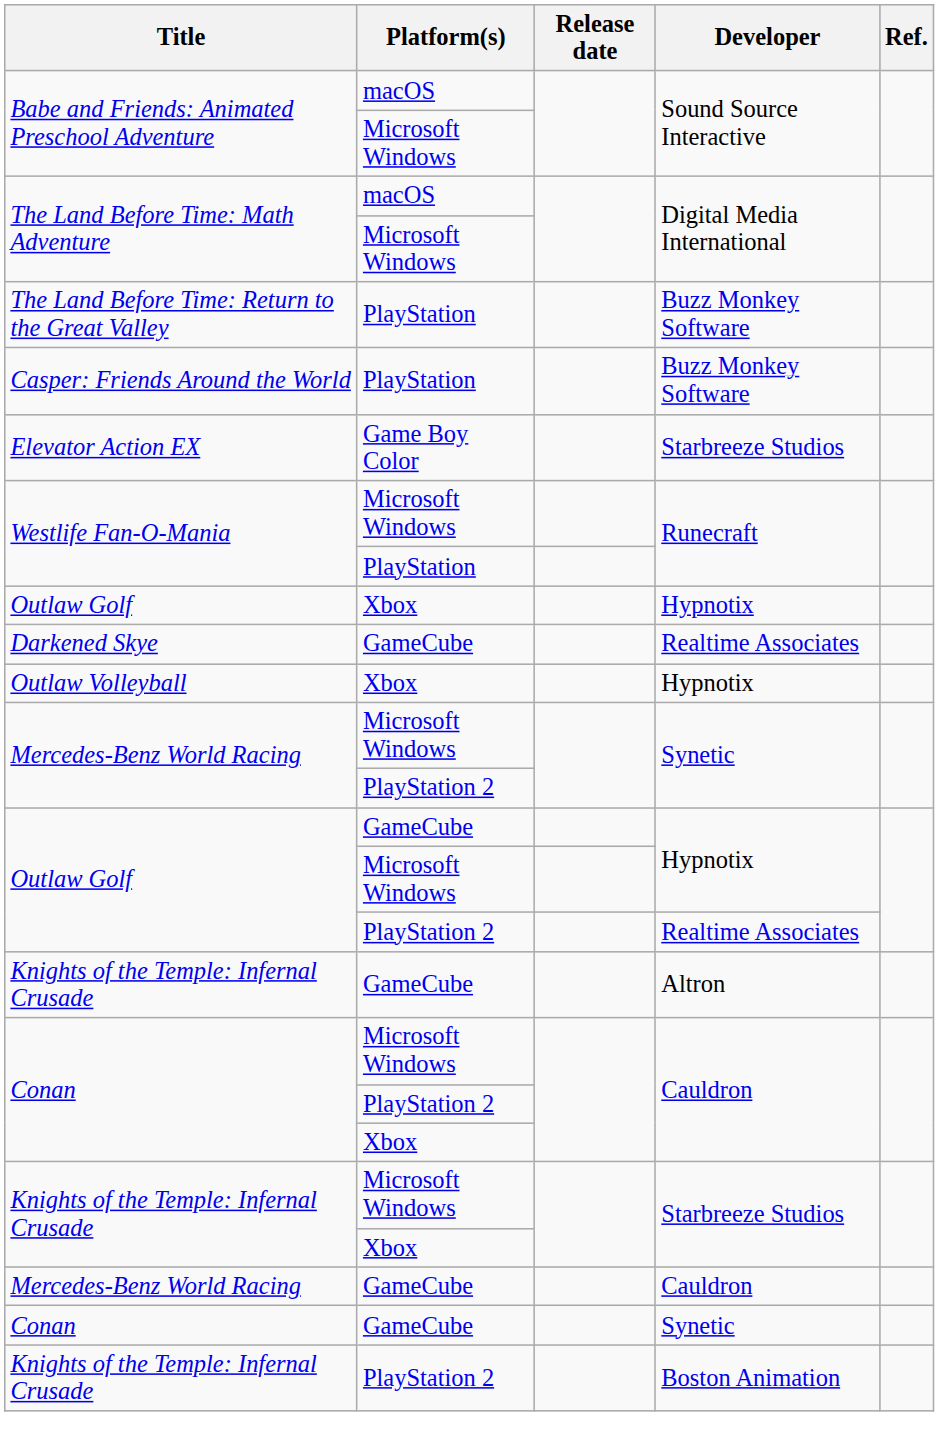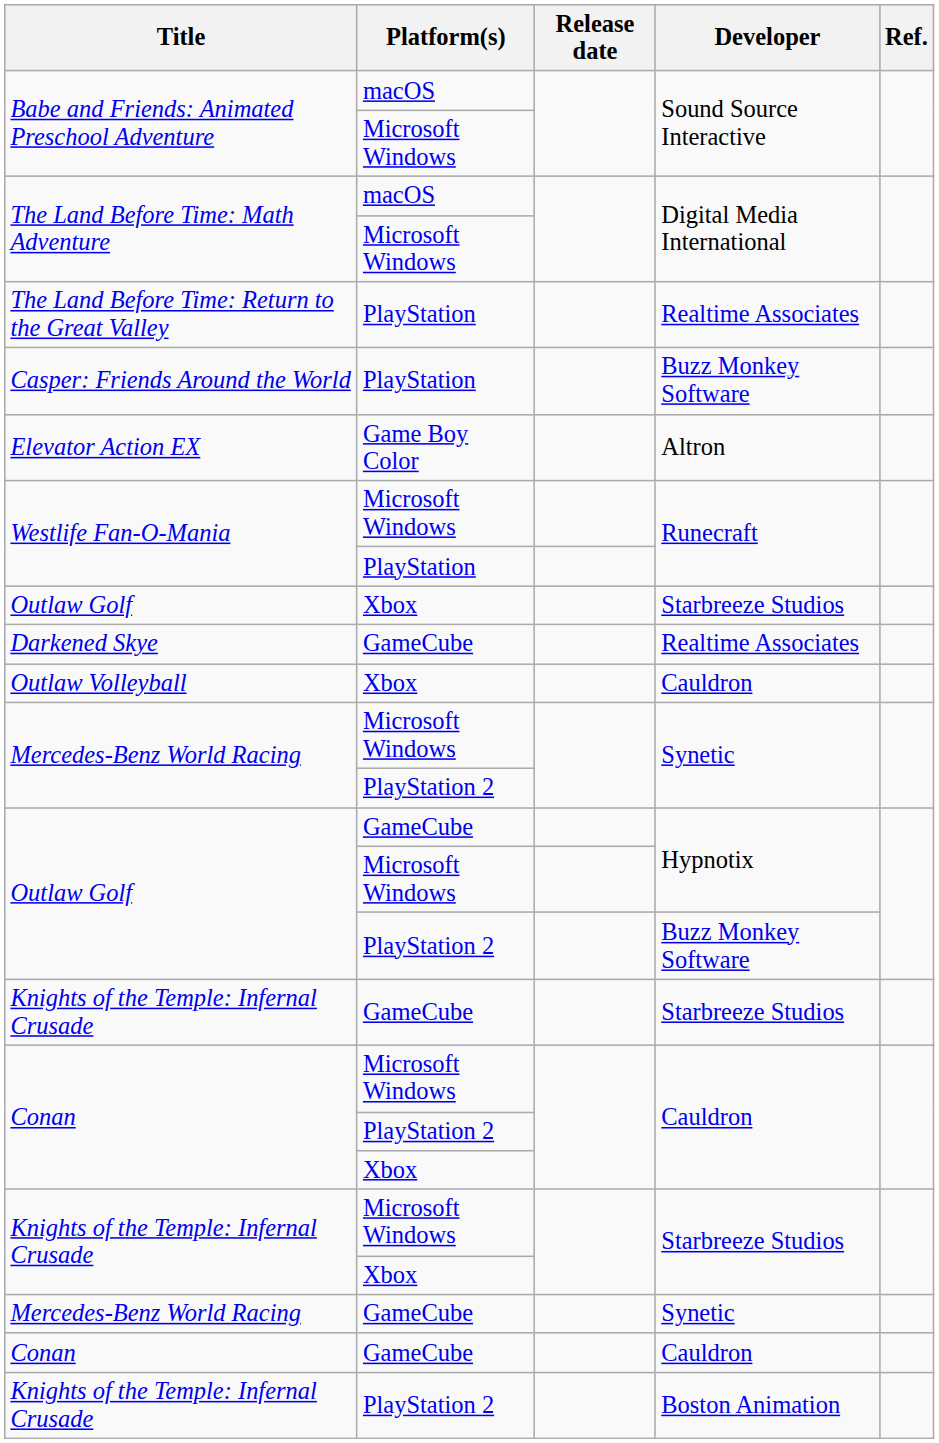(730, 314) Buzz Monkey Software -> (760, 314) Realtime Associates
(753, 447) Starbreeze Studios -> (693, 447) Altron
(708, 604) Hypnotix -> (753, 604) Starbreeze Studios
(708, 682) Hypnotix -> (707, 682) Cauldron
(760, 931) Realtime Associates -> (730, 945) Buzz Monkey Software
(693, 984) Altron -> (753, 1011) Starbreeze Studios
(707, 1286) Cauldron -> (698, 1313) Synetic
(698, 1324) Synetic -> (707, 1352) Cauldron
